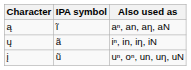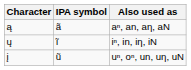(57, 27) ĩ -> (58, 27) ã
(58, 42) ã -> (57, 42) ĩ
